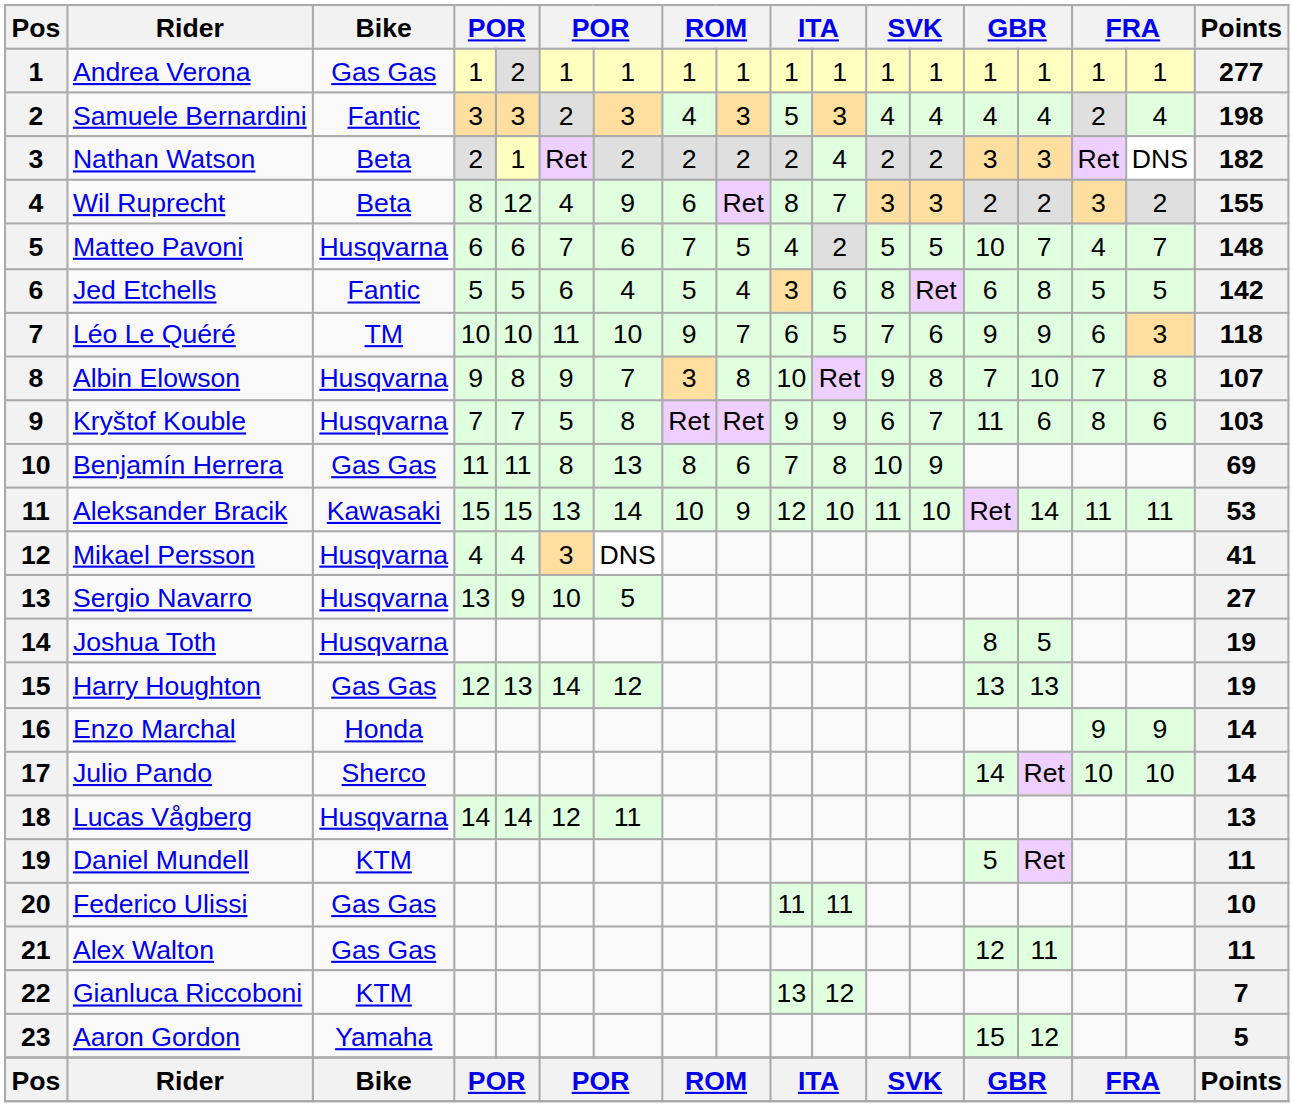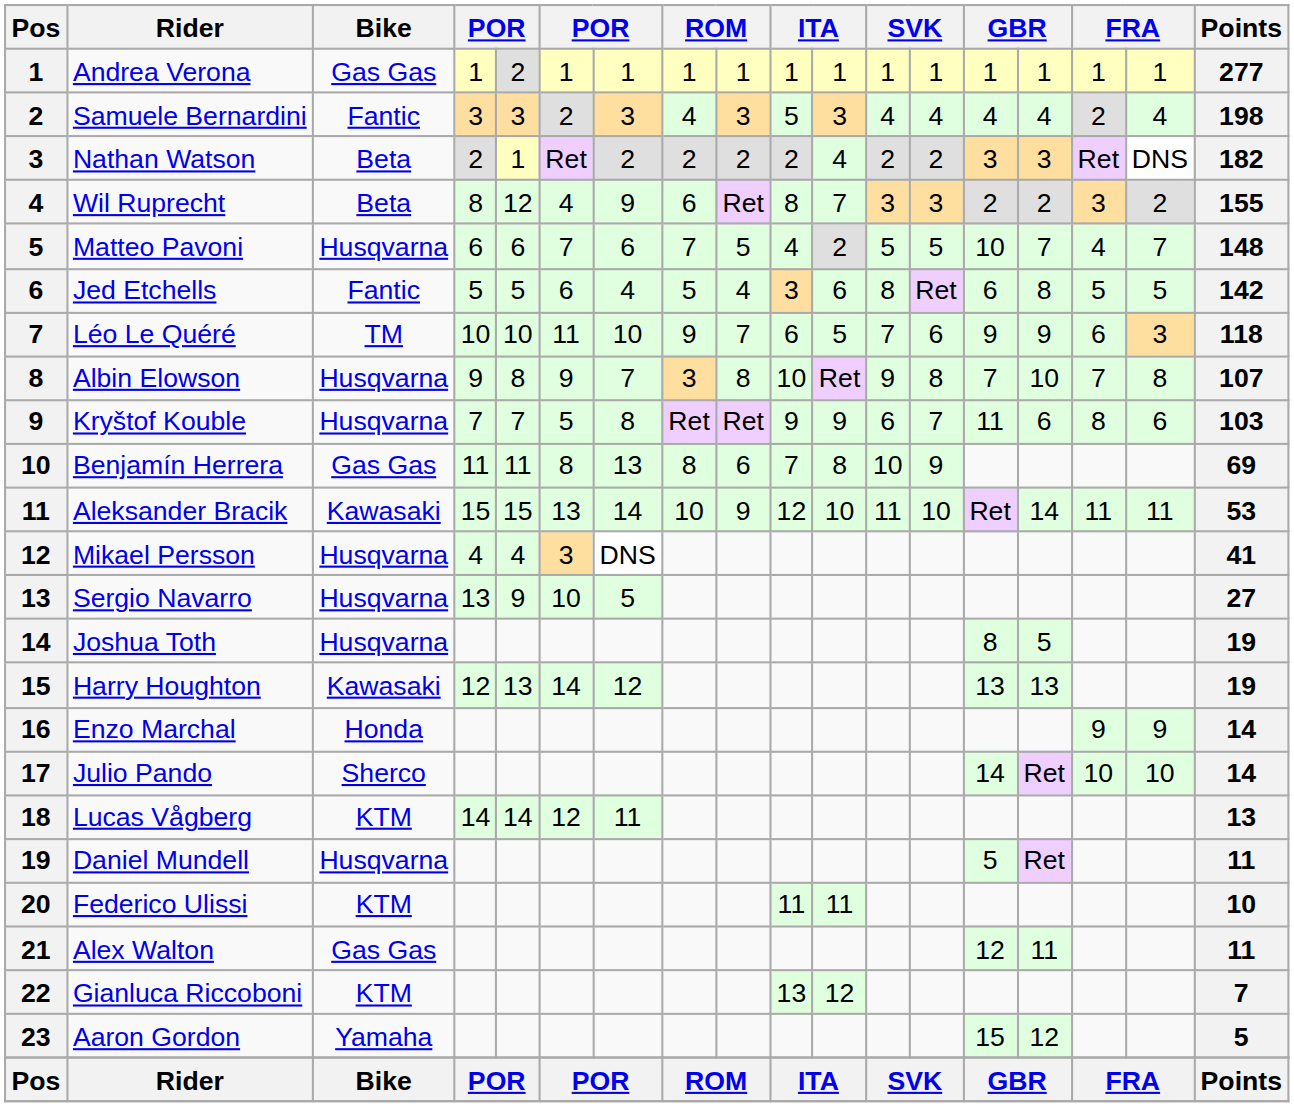(384, 685) Gas Gas -> (384, 685) Kawasaki
(384, 817) Husqvarna -> (384, 817) KTM
(384, 860) KTM -> (384, 860) Husqvarna
(384, 904) Gas Gas -> (384, 904) KTM
